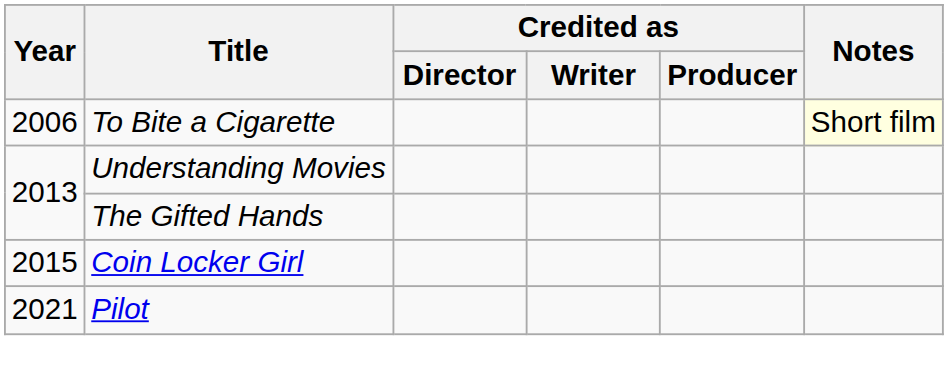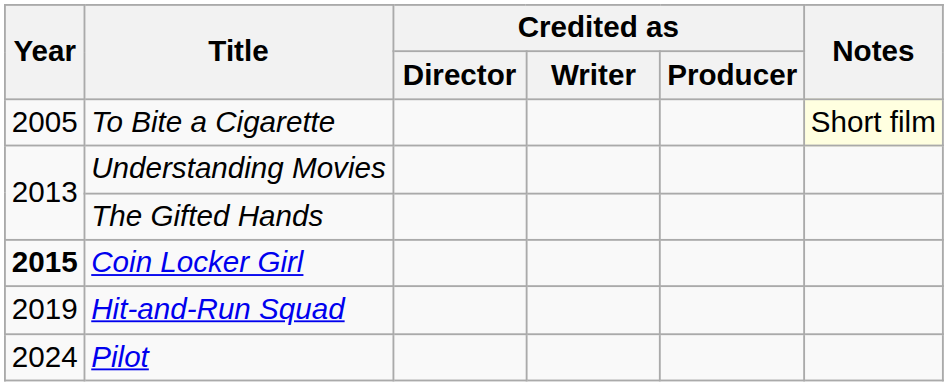(45, 121) 2006 -> (45, 121) 2005
(45, 262) normal -> (45, 262) bold
+ row: (218, 309)
(45, 309) 2021 -> (45, 356) 2024
